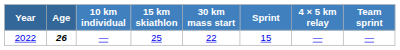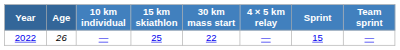columns swapped: (266, 17) <-> (318, 17)
(61, 38) bold -> (61, 38) normal
